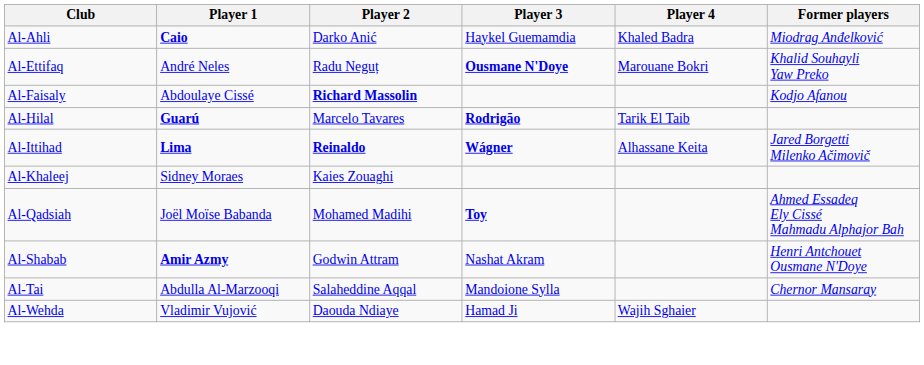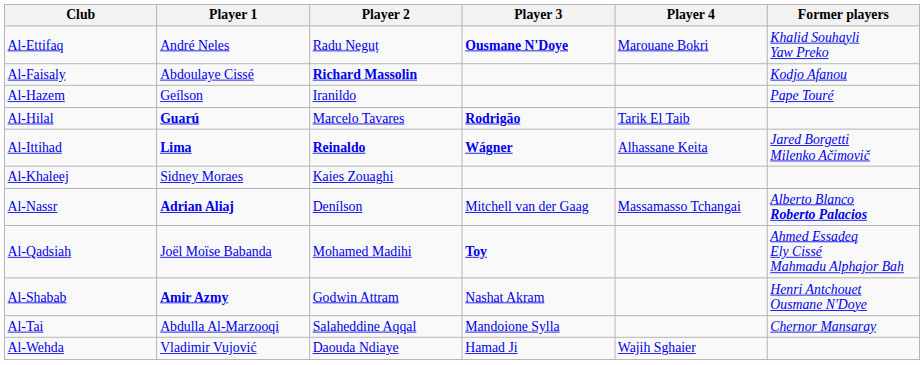- row: (29, 37)
+ row: (36, 96)
+ row: (32, 206)
